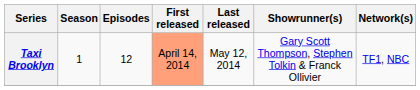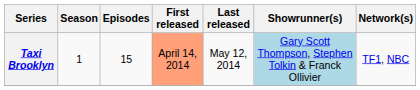(126, 59) 12 -> (126, 59) 15
(305, 59) no background -> (305, 59) lightblue background
